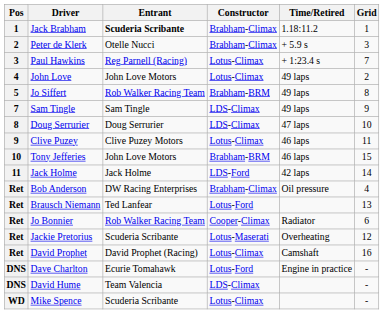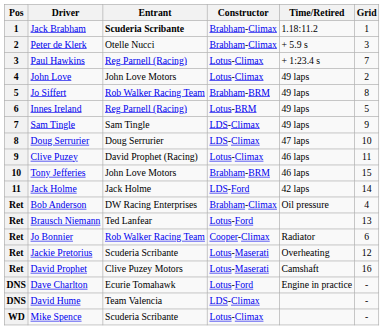+ row: (56, 108)
(144, 141) Clive Puzey Motors -> (151, 157) David Prophet (Racing)
(151, 253) David Prophet (Racing) -> (144, 269) Clive Puzey Motors
(236, 253) Lotus-Climax -> (239, 269) Lotus-Maserati
